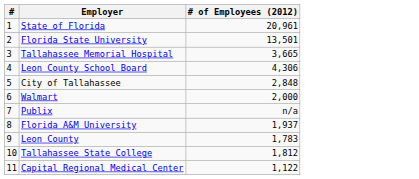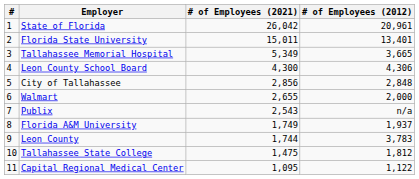+ column: (243, 11)
(282, 40) 13,501 -> (396, 40) 13,401
(285, 139) 1,783 -> (399, 139) 3,783
